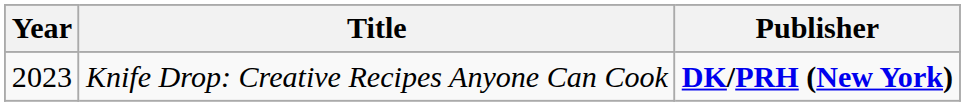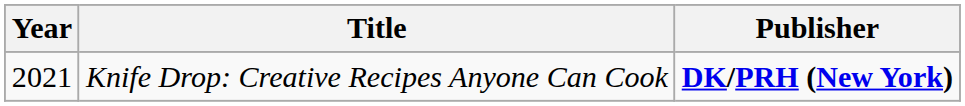(42, 76) 2023 -> (42, 76) 2021
